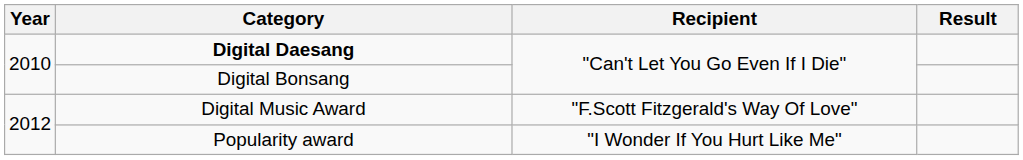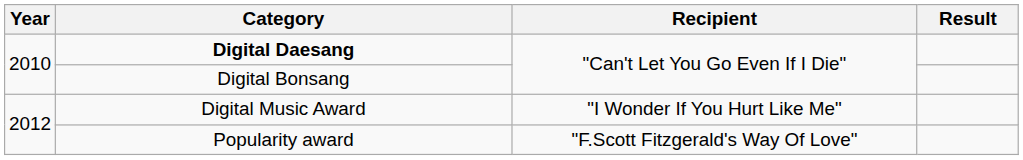(714, 109) "F.Scott Fitzgerald's Way Of Love" -> (714, 109) "I Wonder If You Hurt Like Me"
(714, 139) "I Wonder If You Hurt Like Me" -> (714, 139) "F.Scott Fitzgerald's Way Of Love"
